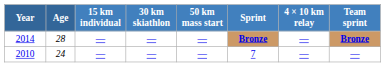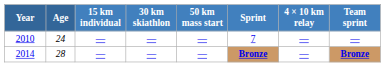rows swapped: (25, 54) <-> (25, 39)
